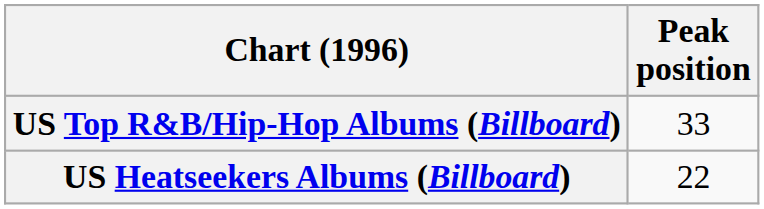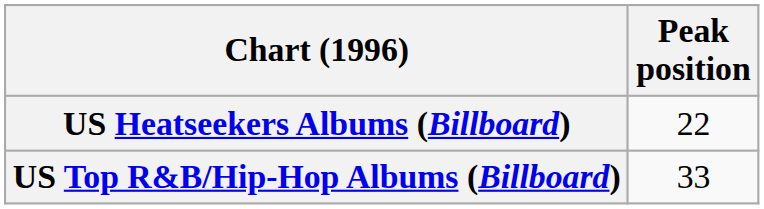rows swapped: (317, 122) <-> (317, 176)
